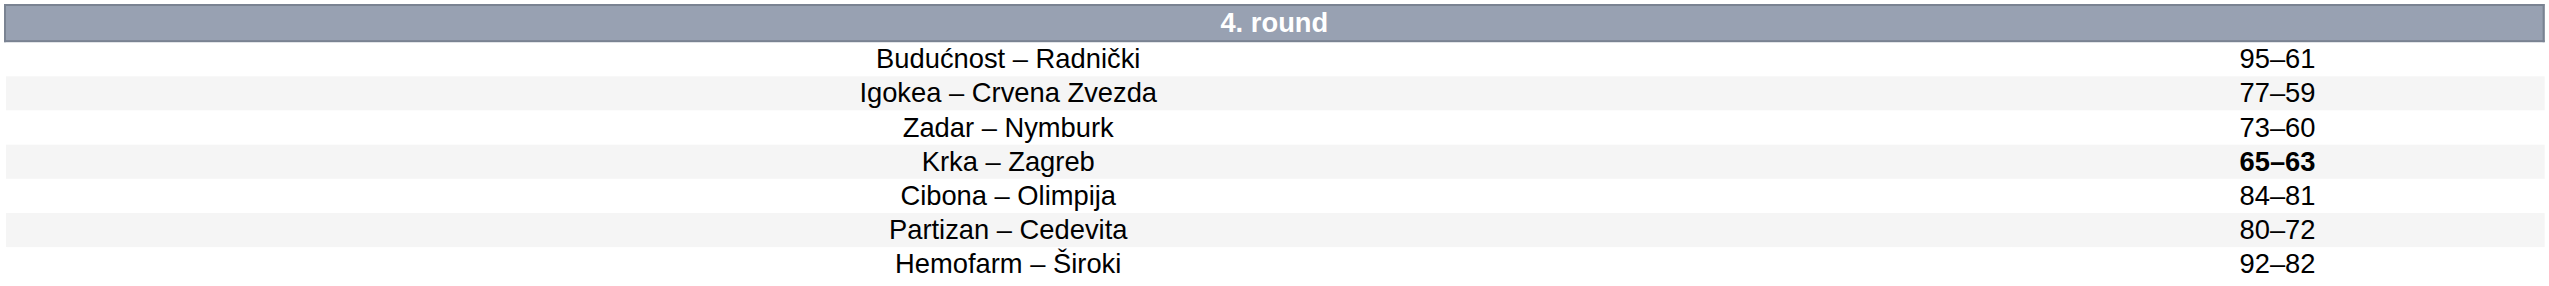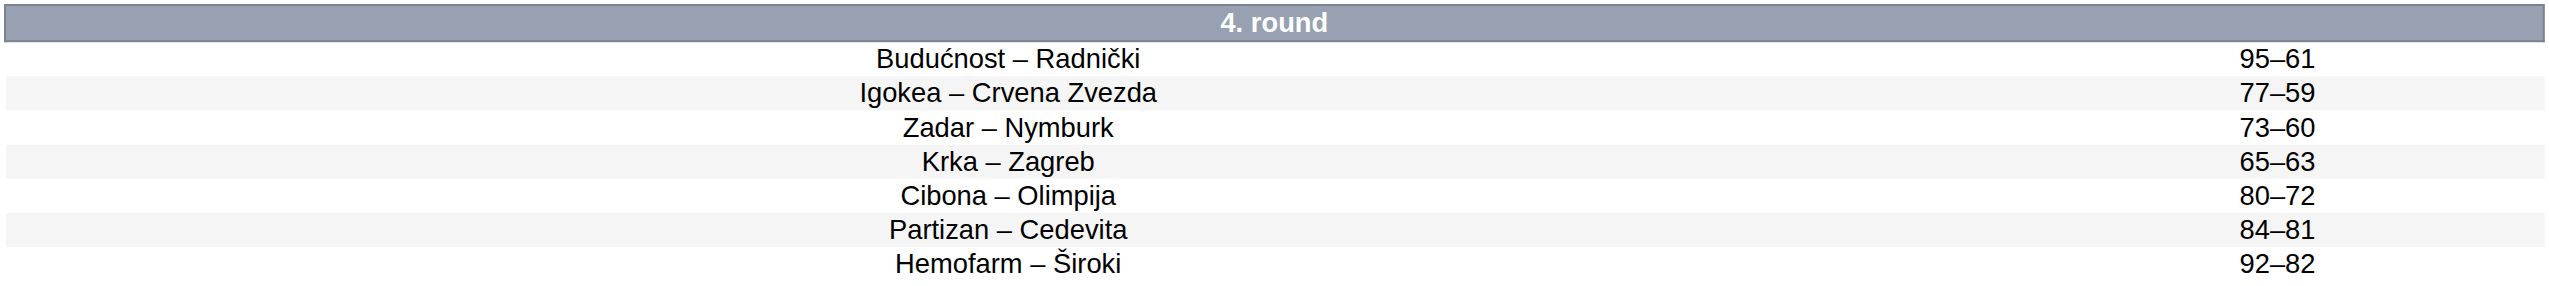(2278, 162) bold -> (2278, 162) normal
(2278, 196) 84–81 -> (2278, 196) 80–72
(2278, 230) 80–72 -> (2278, 230) 84–81
